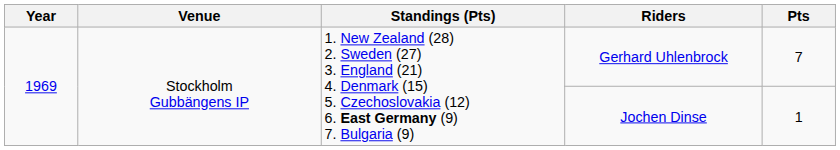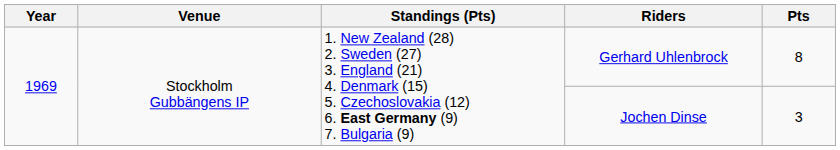(799, 57) 7 -> (799, 57) 8
(799, 116) 1 -> (799, 116) 3
